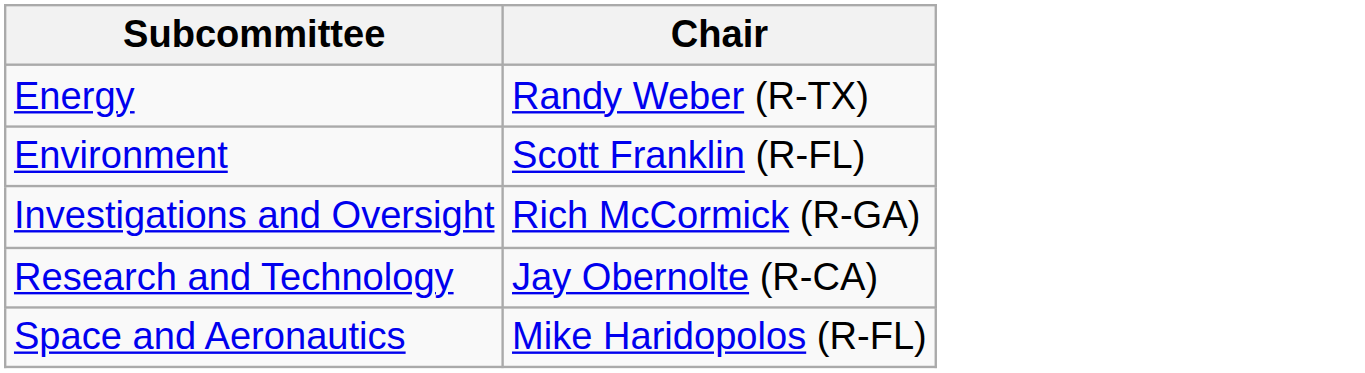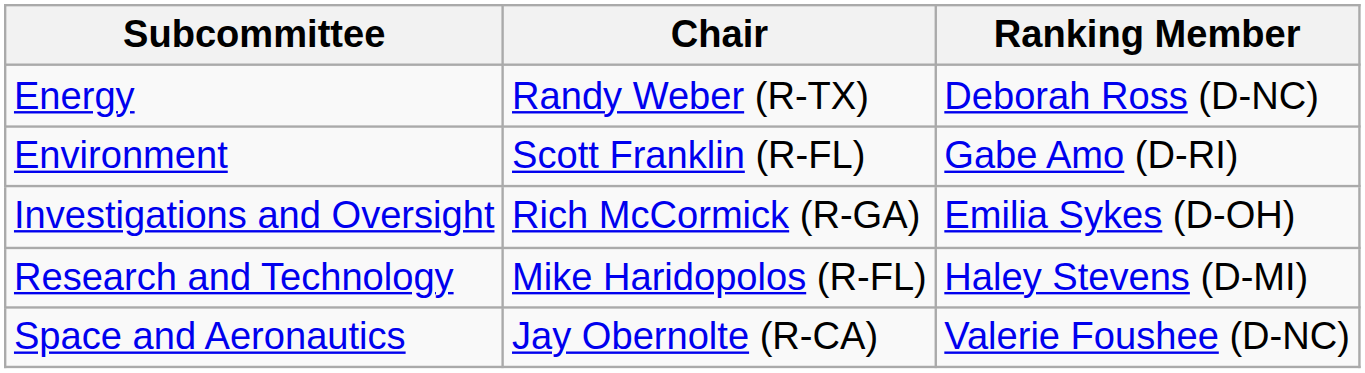+ column: (1147, 34)
(695, 276) Jay Obernolte (R-CA) -> (719, 276) Mike Haridopolos (R-FL)
(719, 336) Mike Haridopolos (R-FL) -> (695, 336) Jay Obernolte (R-CA)
